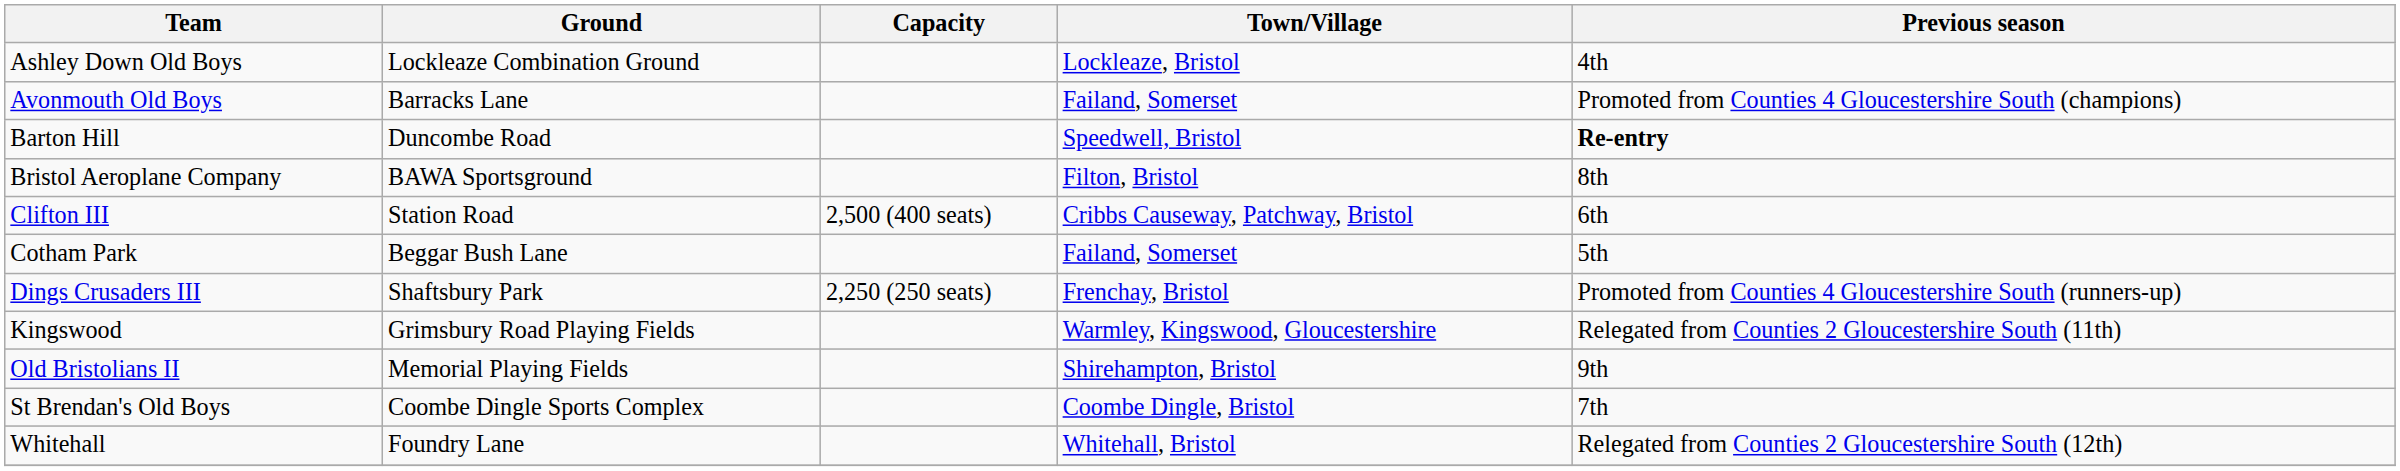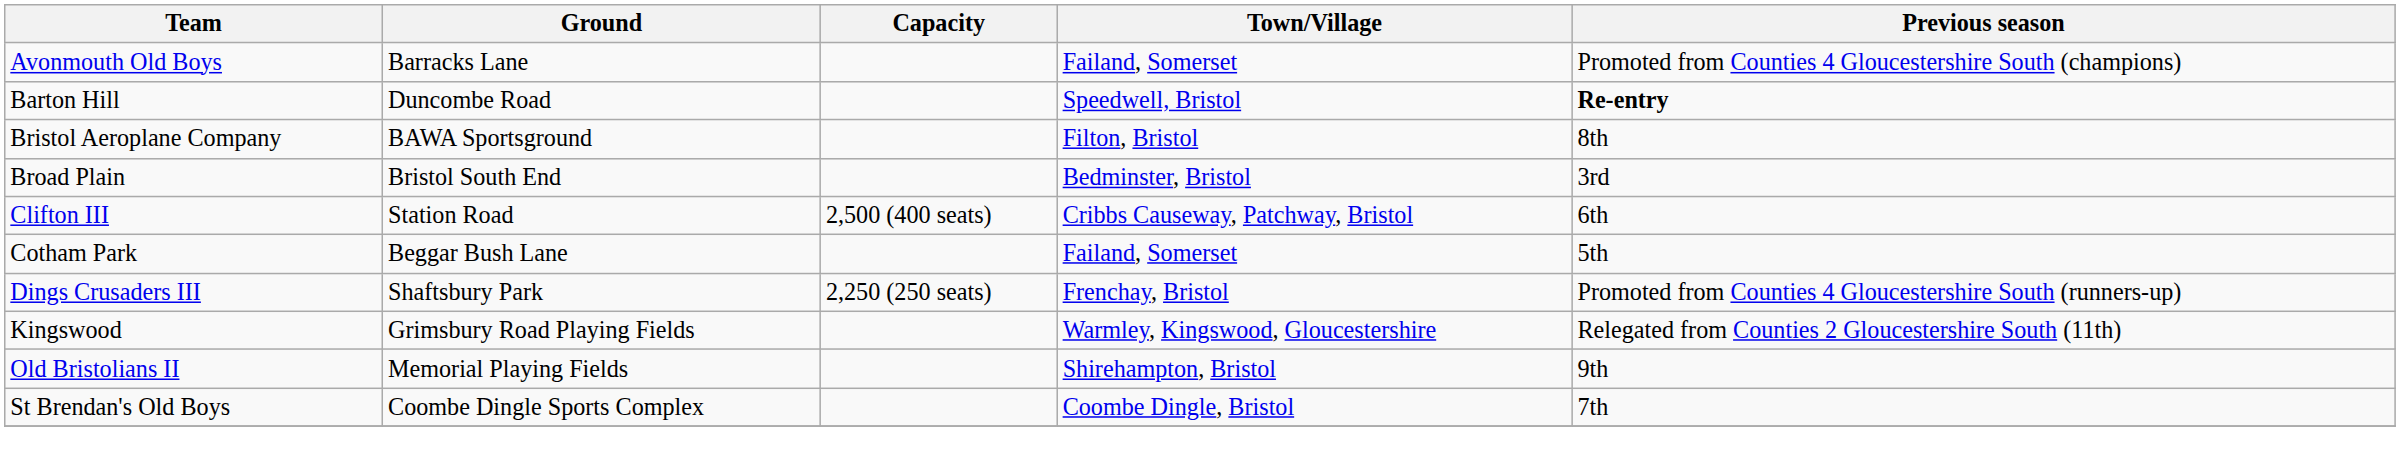- row: (126, 61)
+ row: (68, 176)
- row: (58, 445)
